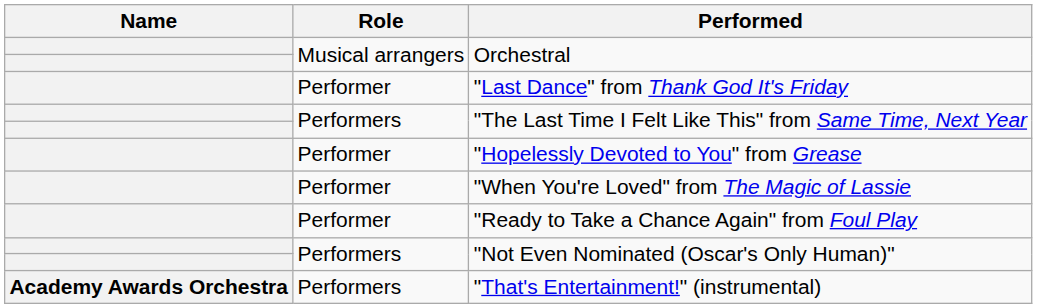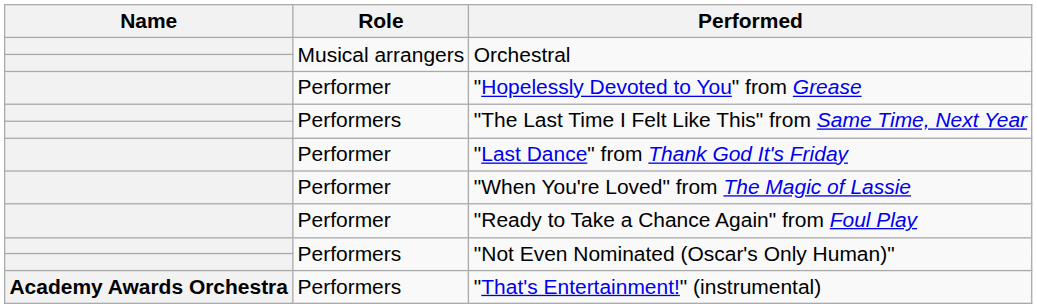rows swapped: (344, 154) <-> (344, 87)
